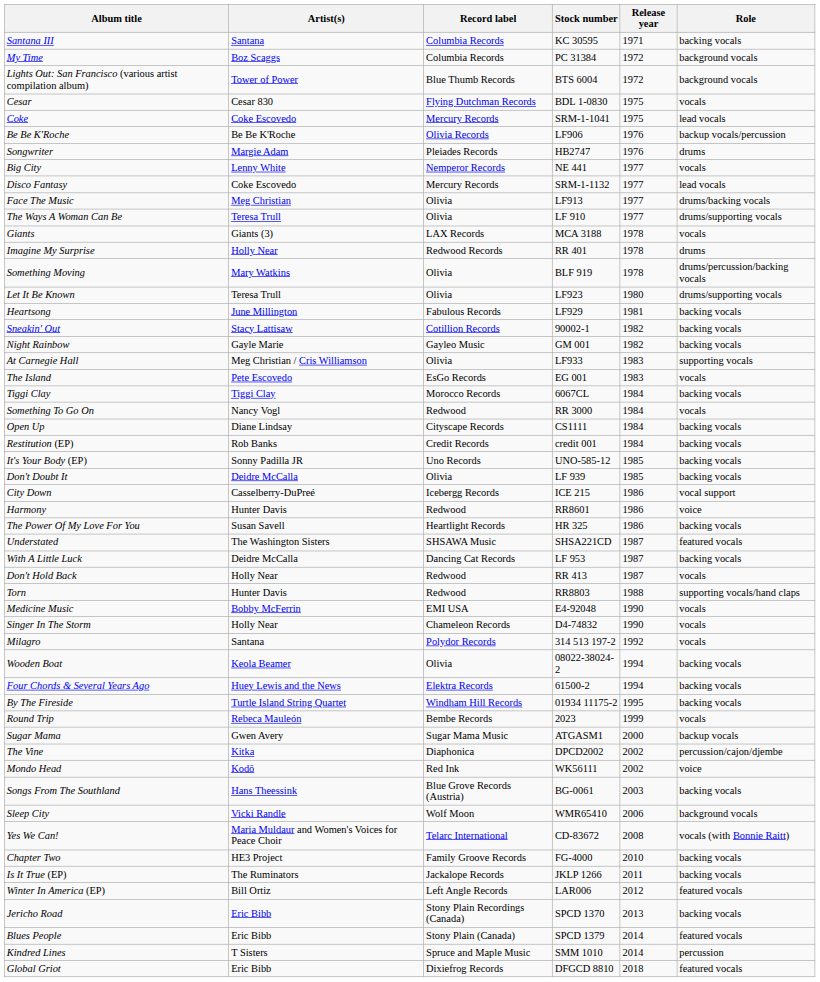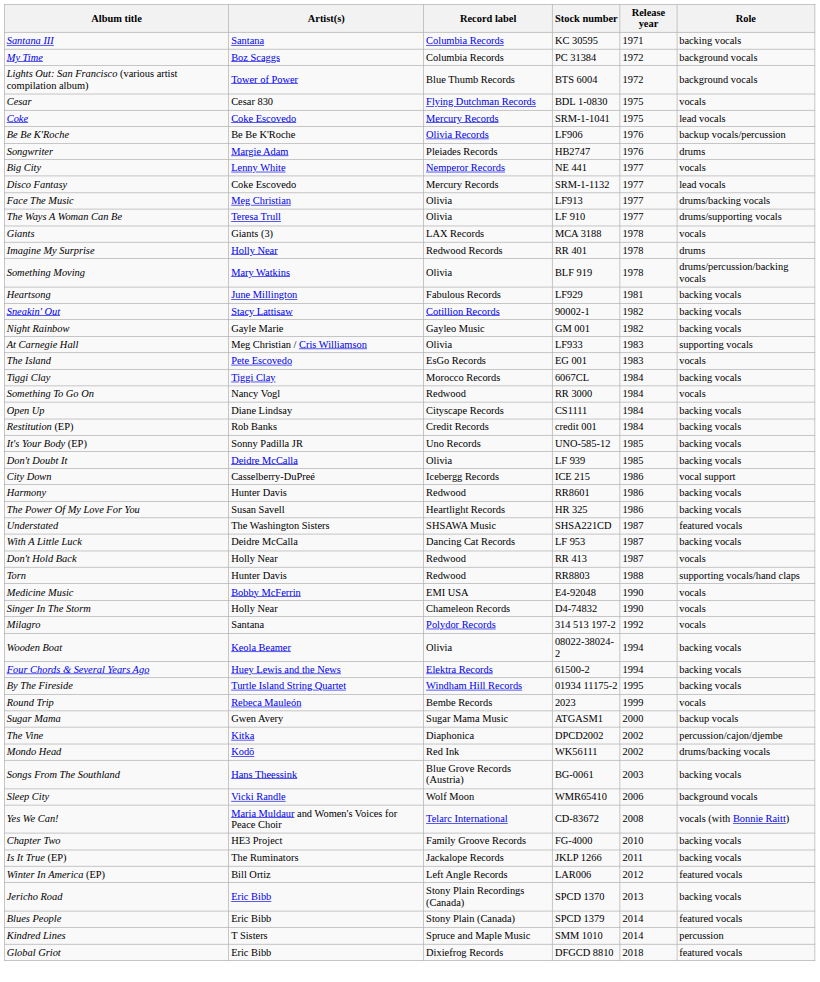- row: (41, 295)
(690, 509) voice -> (710, 493) backing vocals
(690, 768) voice -> (725, 752) drums/backing vocals
